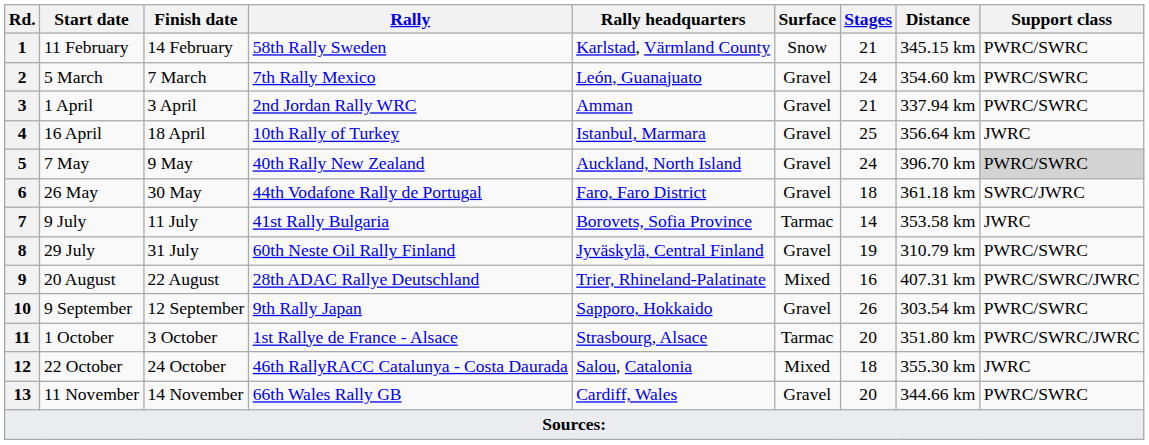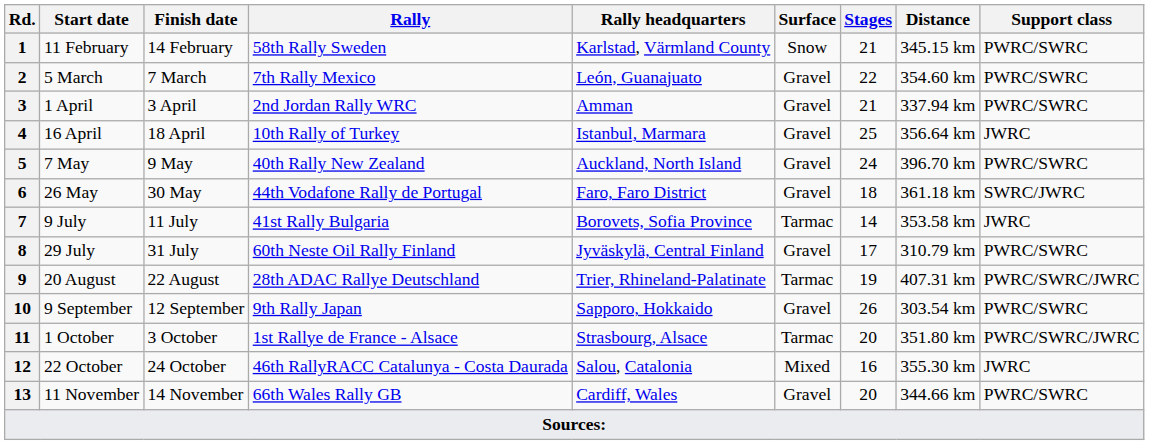(868, 76) 24 -> (868, 76) 22
(1036, 163) lightgrey background -> (1036, 163) no background
(868, 250) 19 -> (868, 250) 17
(807, 279) Mixed -> (807, 279) Tarmac
(868, 279) 16 -> (868, 279) 19
(868, 365) 18 -> (868, 365) 16
